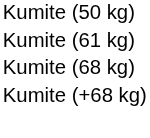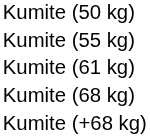+ row: (69, 40)
